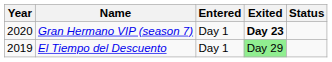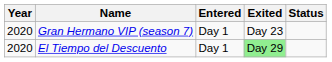(265, 31) bold -> (265, 31) normal
(20, 48) 2019 -> (20, 48) 2020
